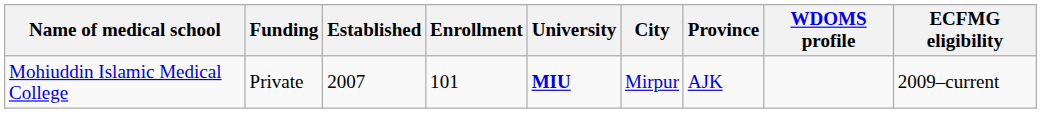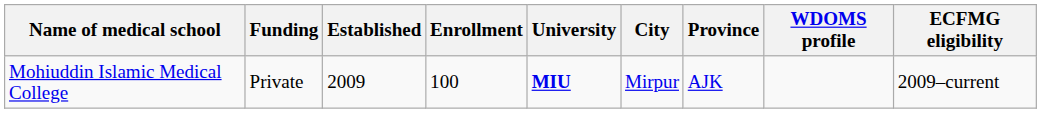(346, 81) 2007 -> (346, 81) 2009
(444, 81) 101 -> (444, 81) 100
